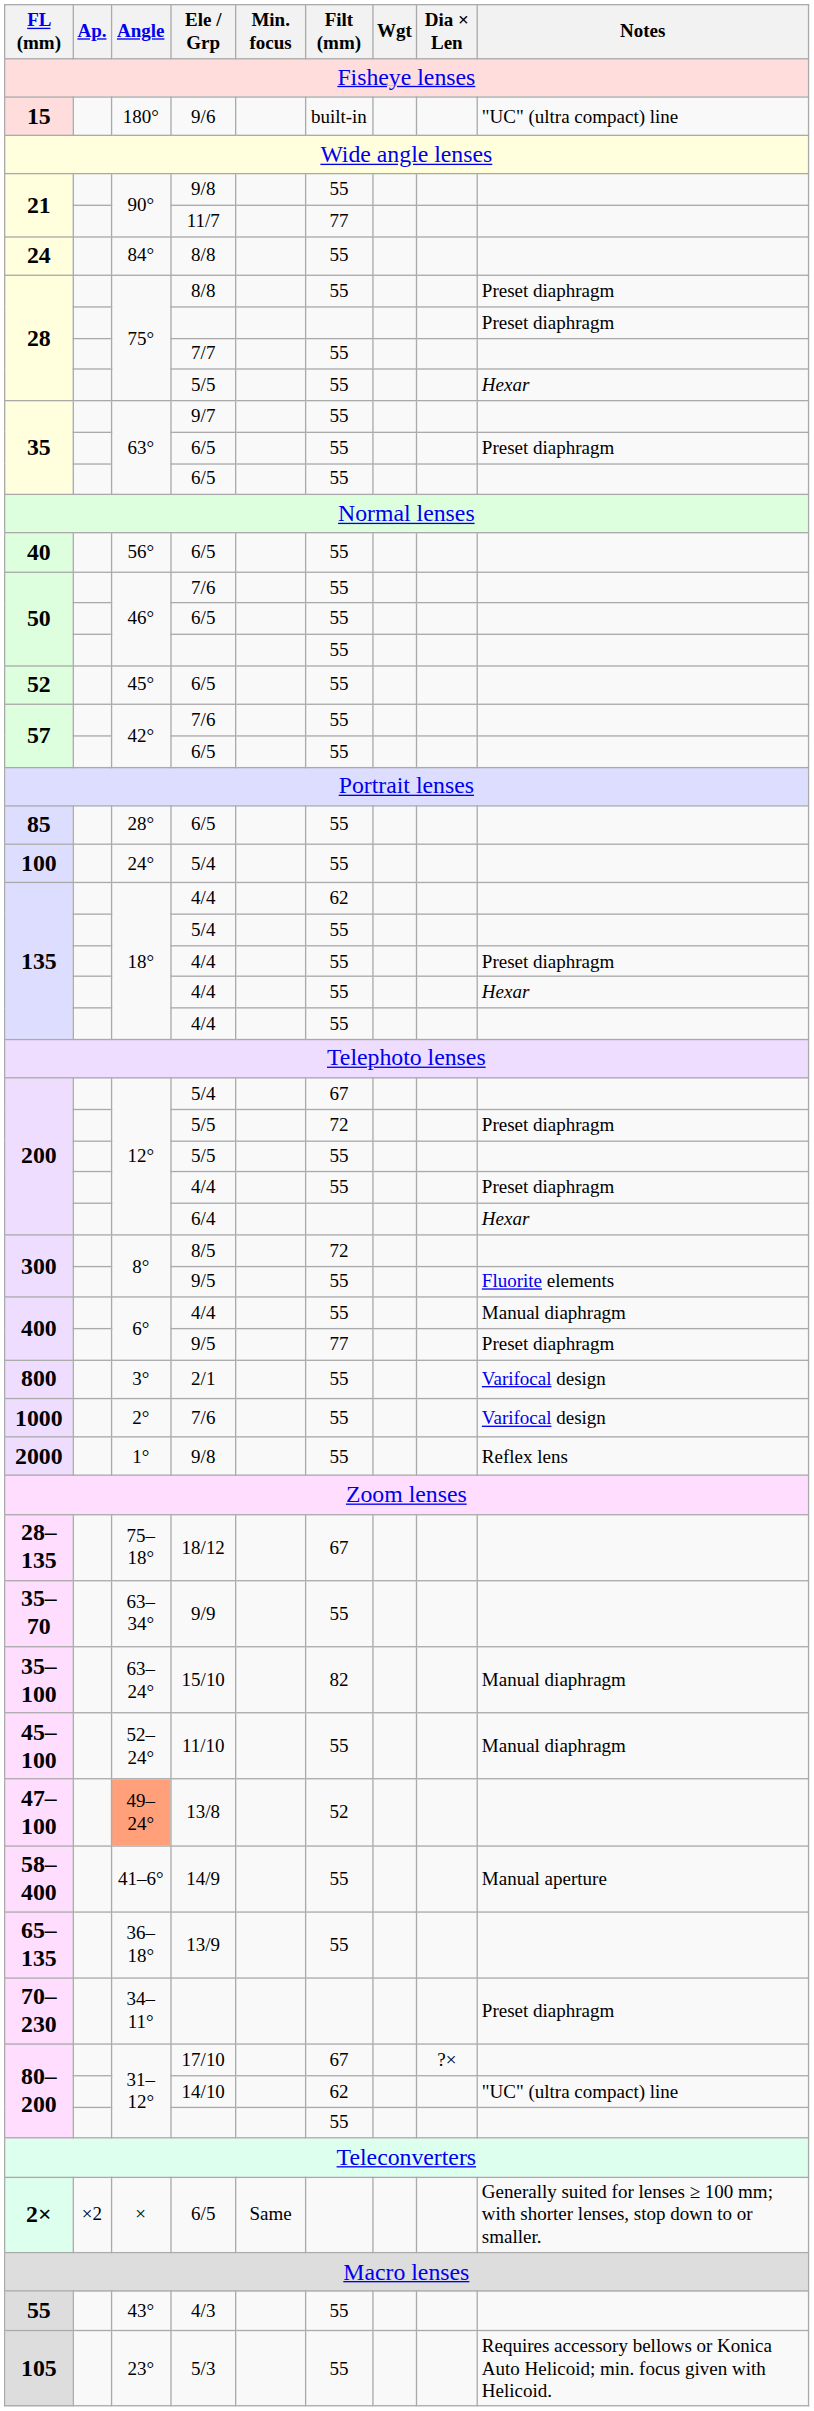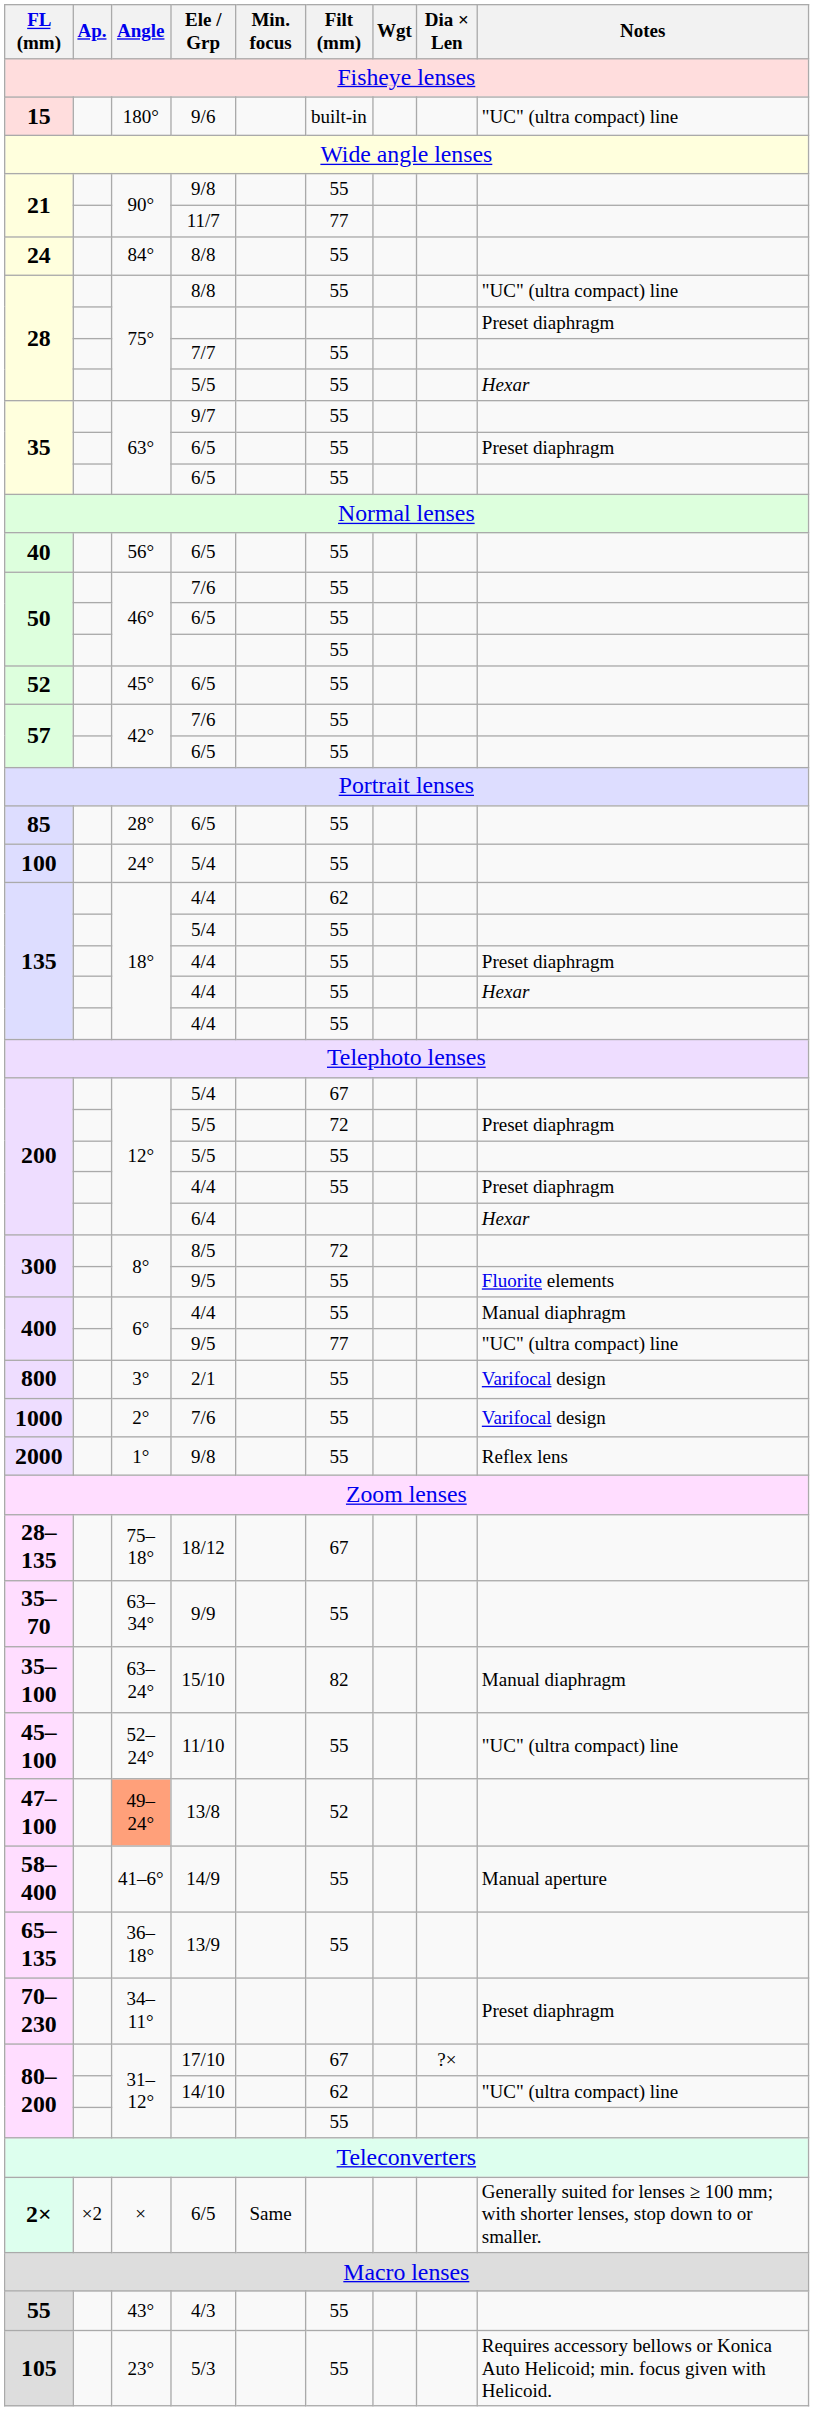(548, 291) Preset diaphragm -> (580, 291) "UC" (ultra compact) line
(548, 1344) Preset diaphragm -> (580, 1344) "UC" (ultra compact) line
(554, 1746) Manual diaphragm -> (580, 1746) "UC" (ultra compact) line
